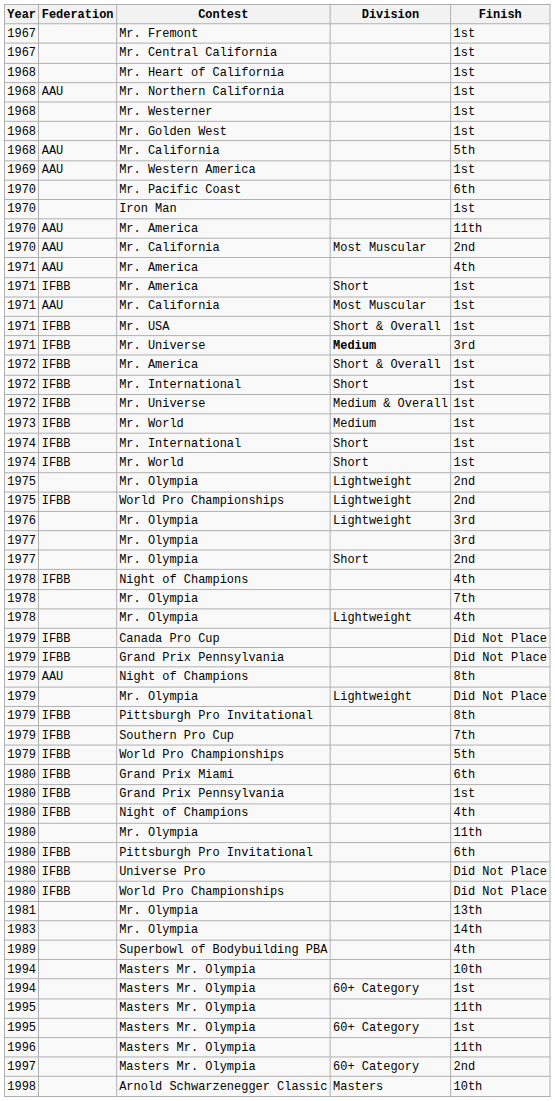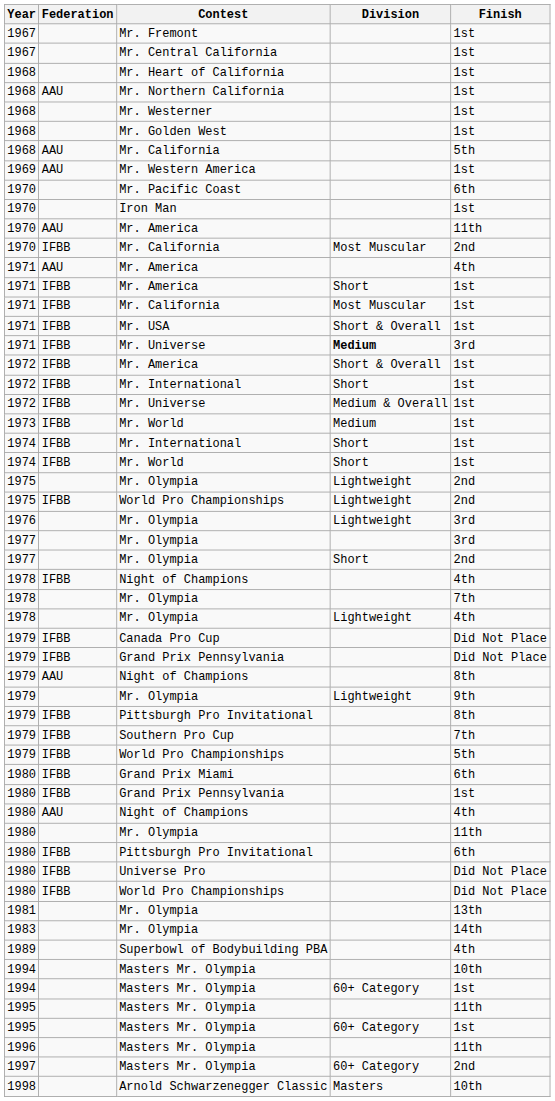(52, 248) AAU -> (56, 248) IFBB
(52, 307) AAU -> (56, 307) IFBB
(500, 696) Did Not Place -> (464, 696) 9th
(56, 813) IFBB -> (52, 813) AAU
